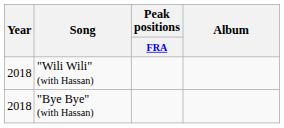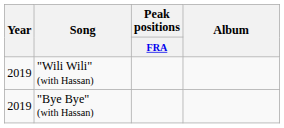(19, 73) 2018 -> (19, 73) 2019
(19, 106) 2018 -> (19, 106) 2019
